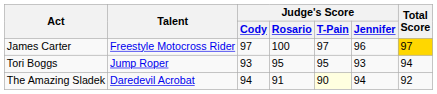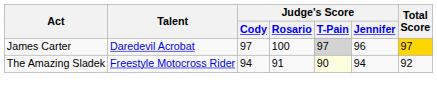(173, 47) Freestyle Motocross Rider -> (152, 47) Daredevil Acrobat
(323, 47) no background -> (323, 47) lightgrey background
- row: (32, 64)
(152, 81) Daredevil Acrobat -> (173, 64) Freestyle Motocross Rider
